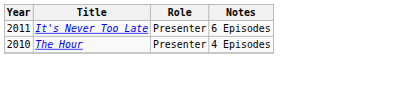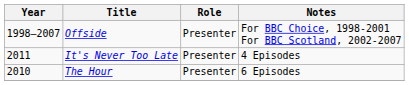+ row: (86, 34)
(241, 29) 6 Episodes -> (271, 56) 4 Episodes
(241, 45) 4 Episodes -> (271, 72) 6 Episodes
